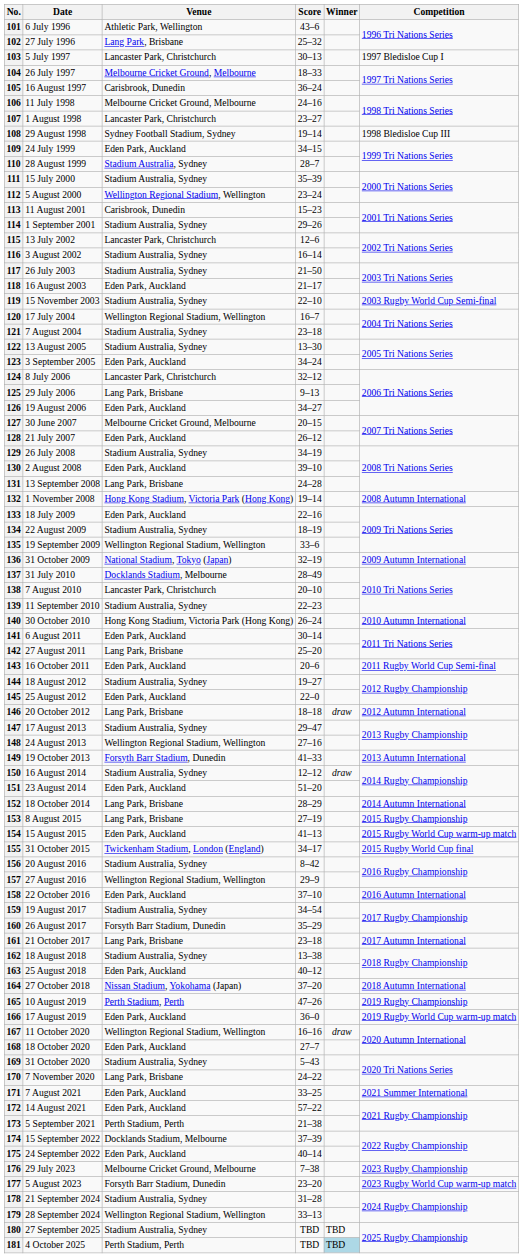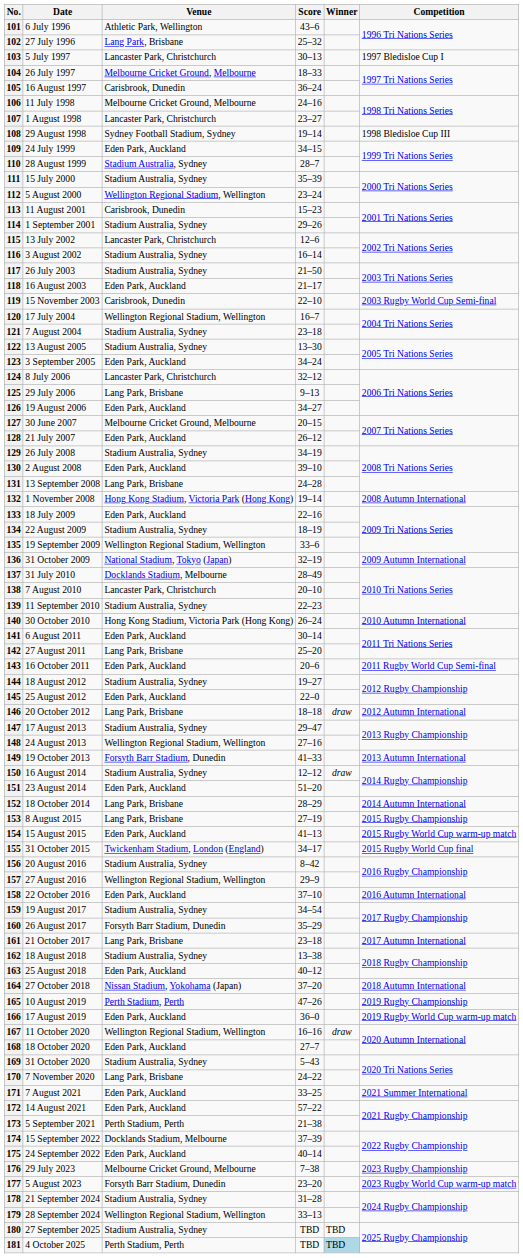(156, 301) Stadium Australia, Sydney -> (145, 301) Carisbrook, Dunedin
